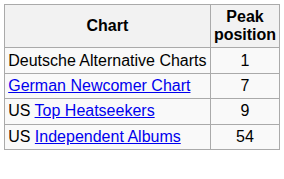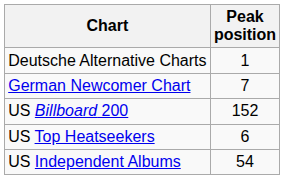+ row: (68, 111)
(245, 111) 9 -> (245, 136) 6
